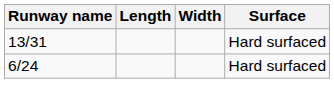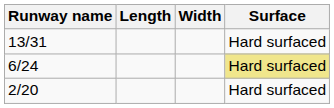(277, 66) no background -> (277, 66) khaki background
+ row: (23, 90)
